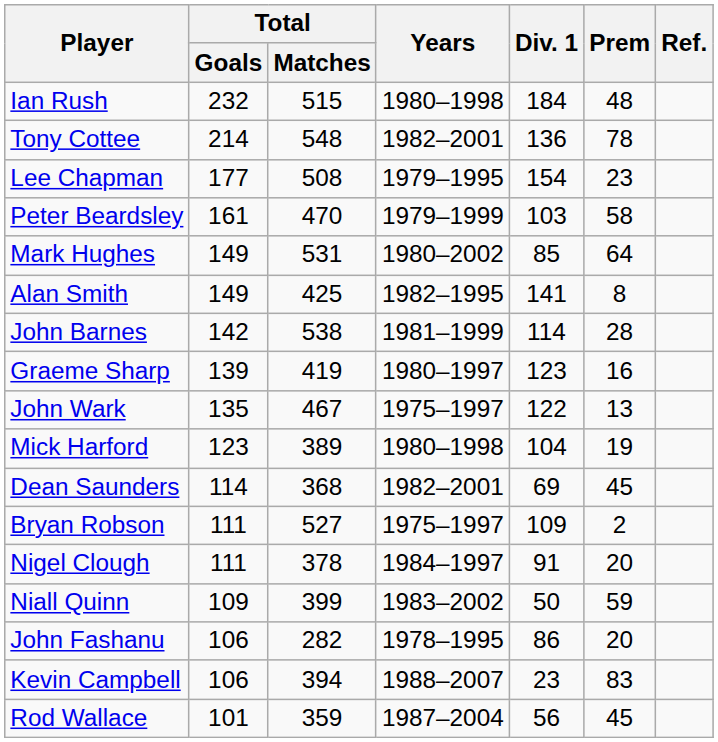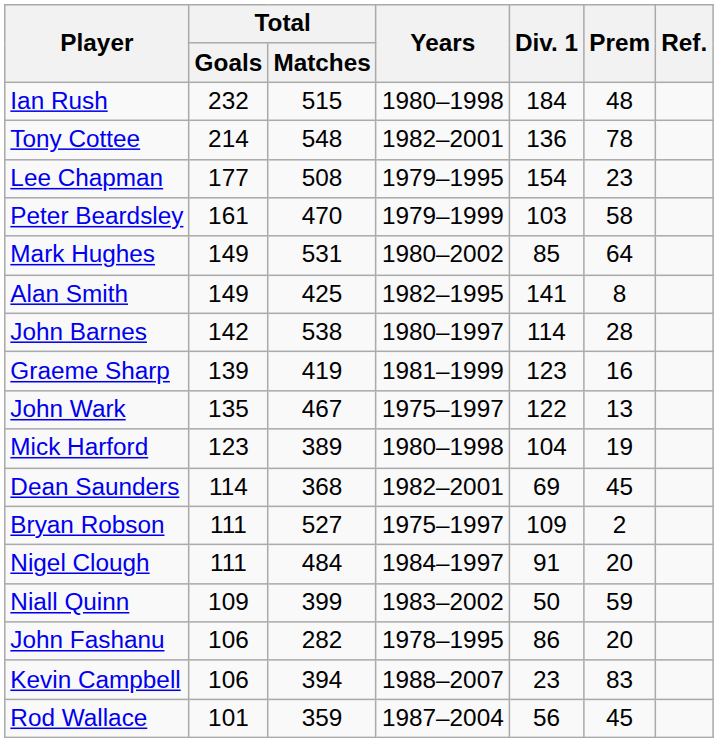(443, 332) 1981–1999 -> (443, 332) 1980–1997
(443, 370) 1980–1997 -> (443, 370) 1981–1999
(322, 563) 378 -> (322, 563) 484
